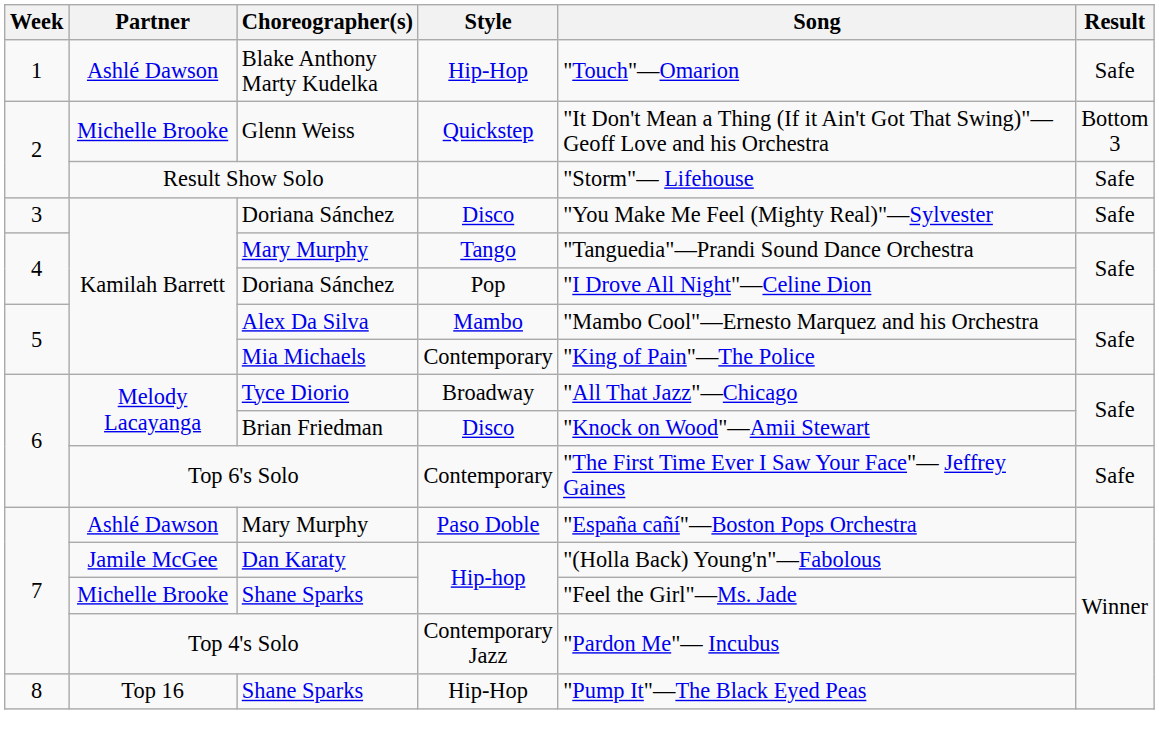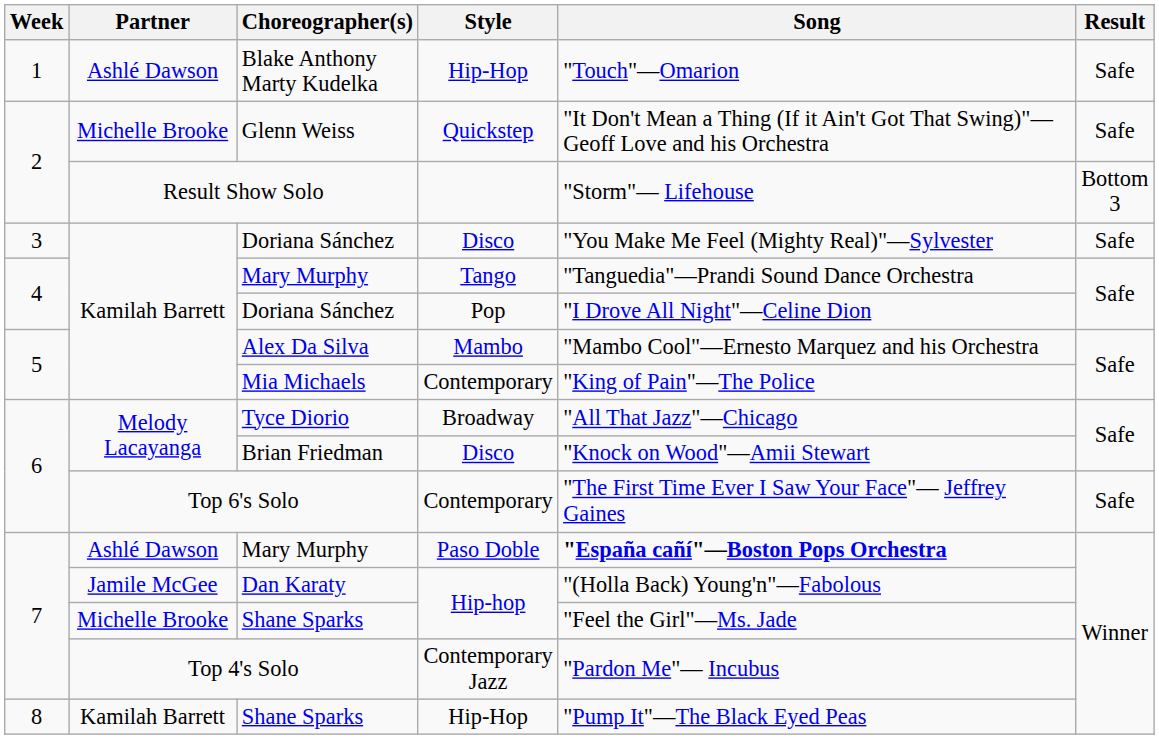(1115, 131) Bottom 3 -> (1115, 131) Safe
(1115, 179) Safe -> (1115, 191) Bottom 3
(740, 524) normal -> (755, 549) bold
(153, 691) Top 16 -> (153, 716) Kamilah Barrett
